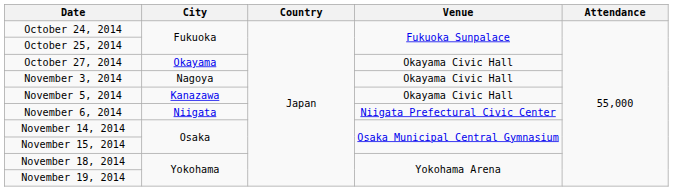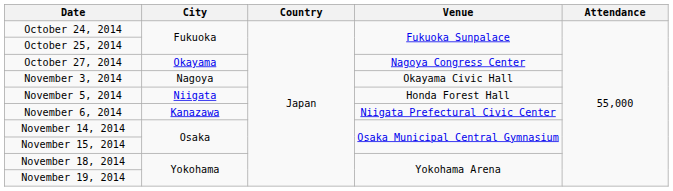(458, 62) Okayama Civic Hall -> (458, 62) Nagoya Congress Center
(195, 95) Kanazawa -> (195, 95) Niigata
(458, 95) Okayama Civic Hall -> (458, 95) Honda Forest Hall
(195, 112) Niigata -> (195, 112) Kanazawa
